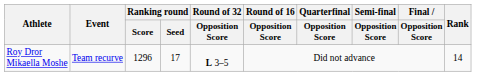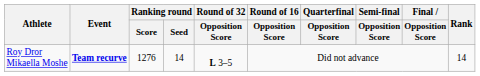(97, 58) normal -> (99, 58) bold
(143, 58) 1296 -> (146, 58) 1276
(175, 58) 17 -> (179, 58) 14
